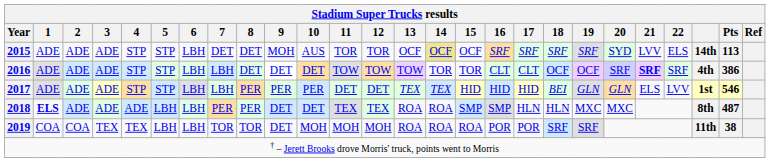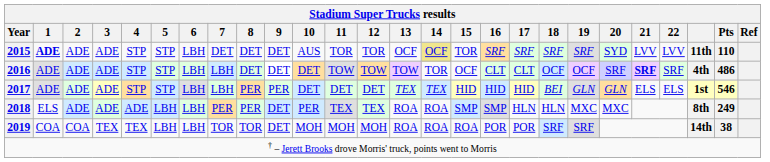(48, 51) normal -> (48, 51) bold
(281, 51) MOH -> (279, 51) DET
(471, 51) OCF -> (466, 51) TOR
(678, 51) ELS -> (673, 51) LVV
(706, 51) 14th -> (701, 51) 11th
(731, 51) 113 -> (726, 51) 110
(471, 70) TOR -> (466, 70) OCF
(731, 70) 386 -> (726, 70) 486
(313, 89) PER -> (309, 89) DET
(678, 89) LVV -> (673, 89) ELS
(48, 108) bold -> (48, 108) normal
(313, 108) DET -> (309, 108) PER
(731, 108) 487 -> (726, 108) 249
(706, 127) 11th -> (701, 127) 14th
